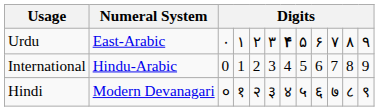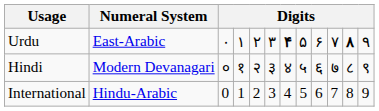(350, 41) normal -> (350, 41) bold
rows swapped: (47, 65) <-> (25, 91)
